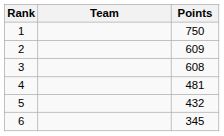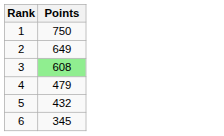- column: (105, 13)
(195, 49) 609 -> (62, 49) 649
(195, 67) no background -> (62, 67) lightgreen background
(195, 85) 481 -> (62, 85) 479
